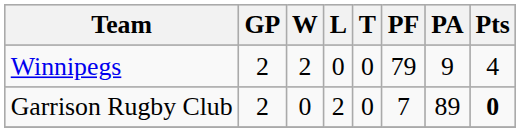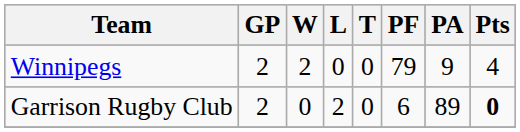(404, 106) 7 -> (404, 106) 6
